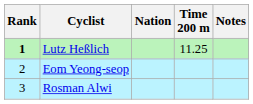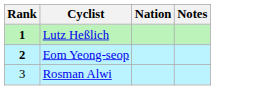- column: (194, 21)
(22, 68) normal -> (22, 54) bold
